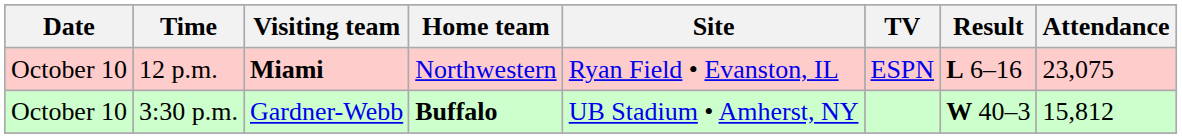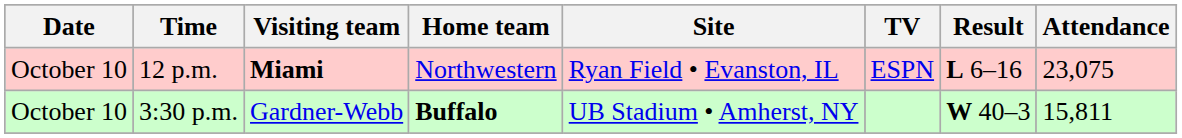(1078, 111) 15,812 -> (1078, 111) 15,811
